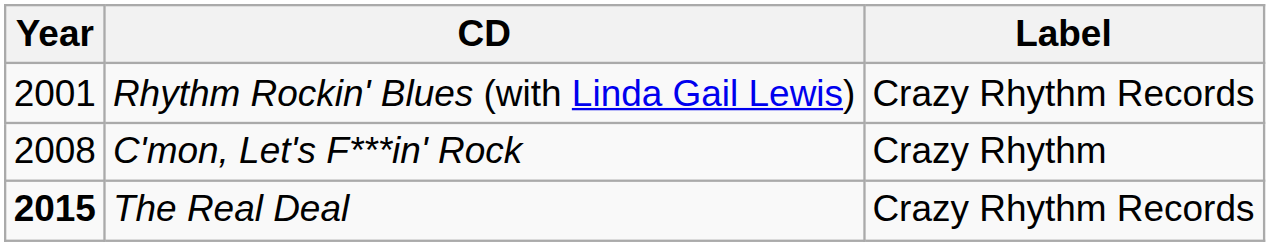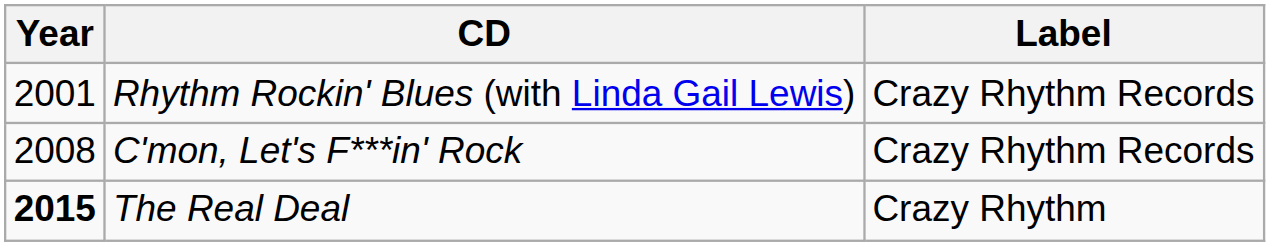(989, 151) Crazy Rhythm -> (1063, 151) Crazy Rhythm Records
(1063, 209) Crazy Rhythm Records -> (989, 209) Crazy Rhythm
